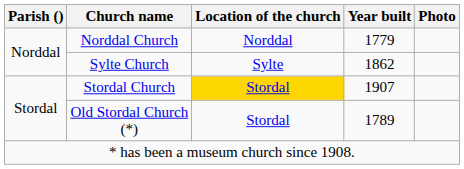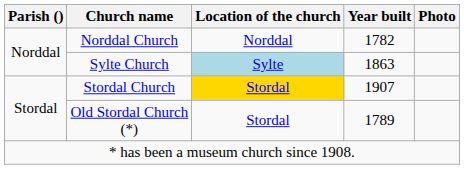(379, 40) 1779 -> (379, 40) 1782
(268, 64) no background -> (268, 64) lightblue background
(379, 64) 1862 -> (379, 64) 1863
